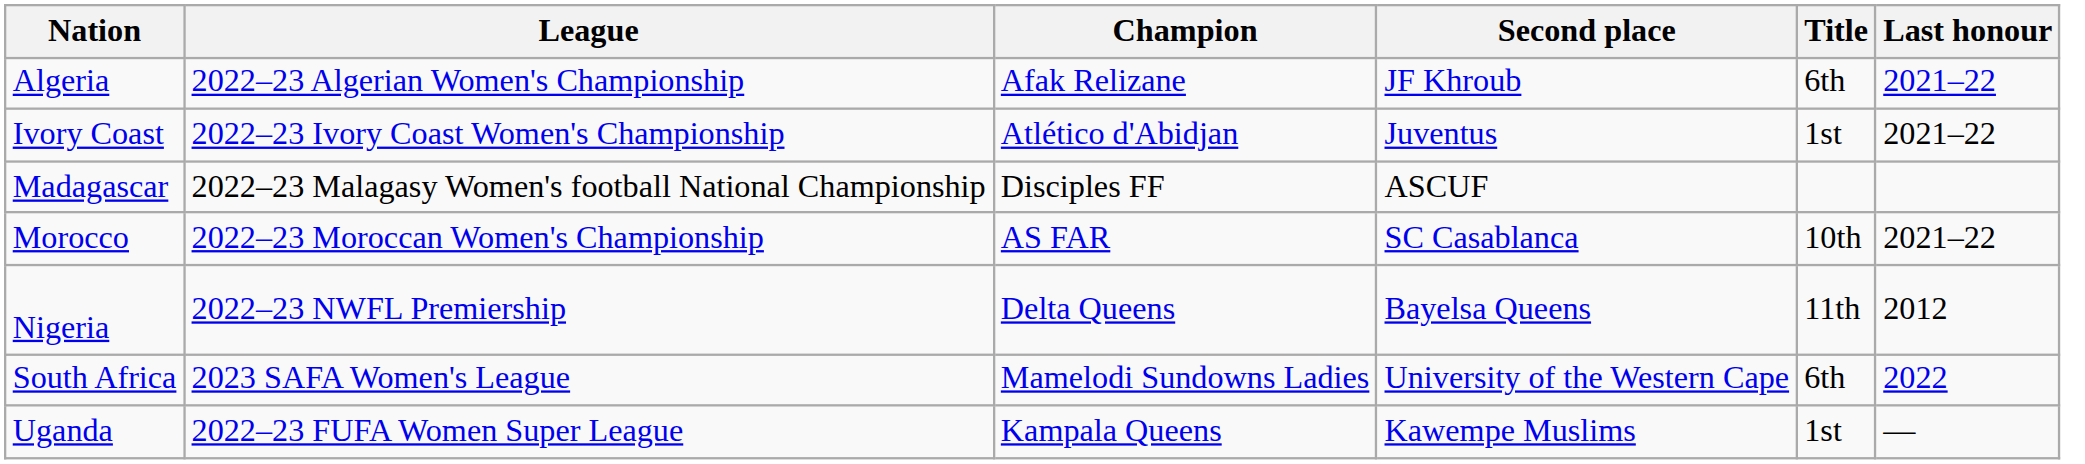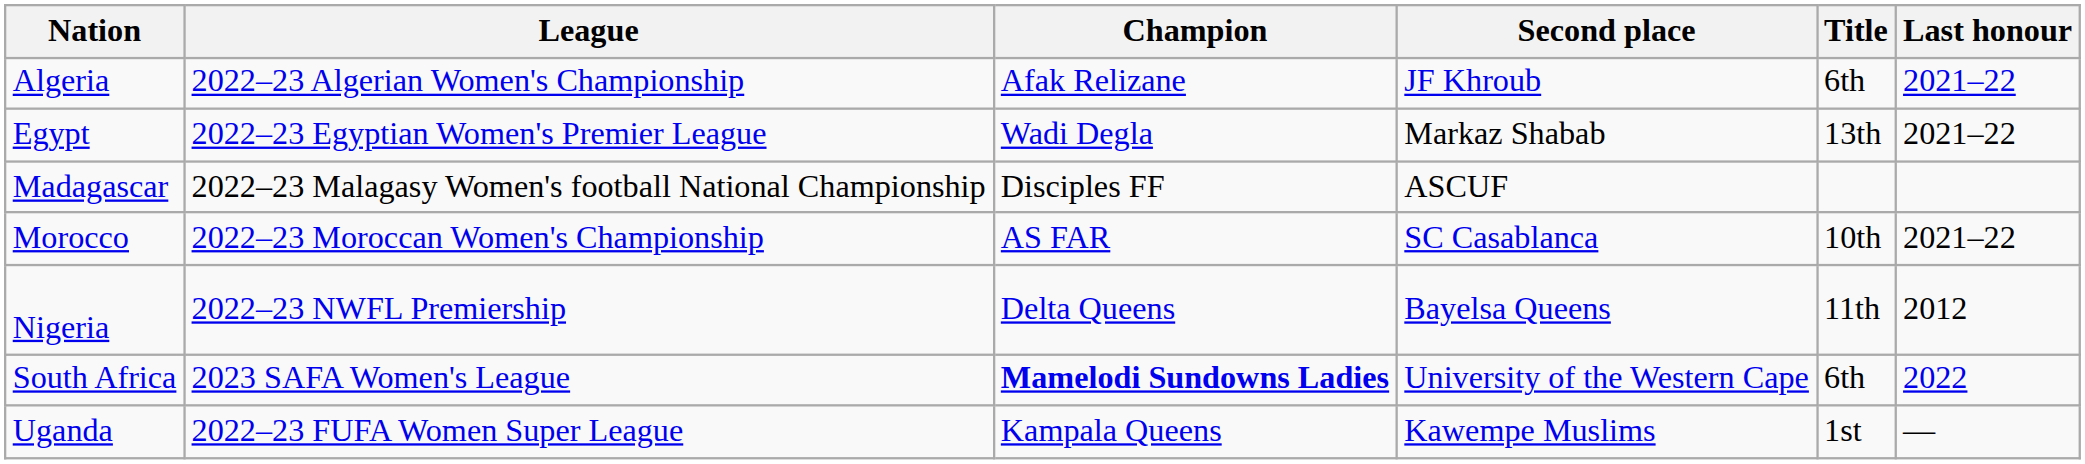- row: (88, 134)
+ row: (51, 134)
(1185, 379) normal -> (1195, 379) bold
